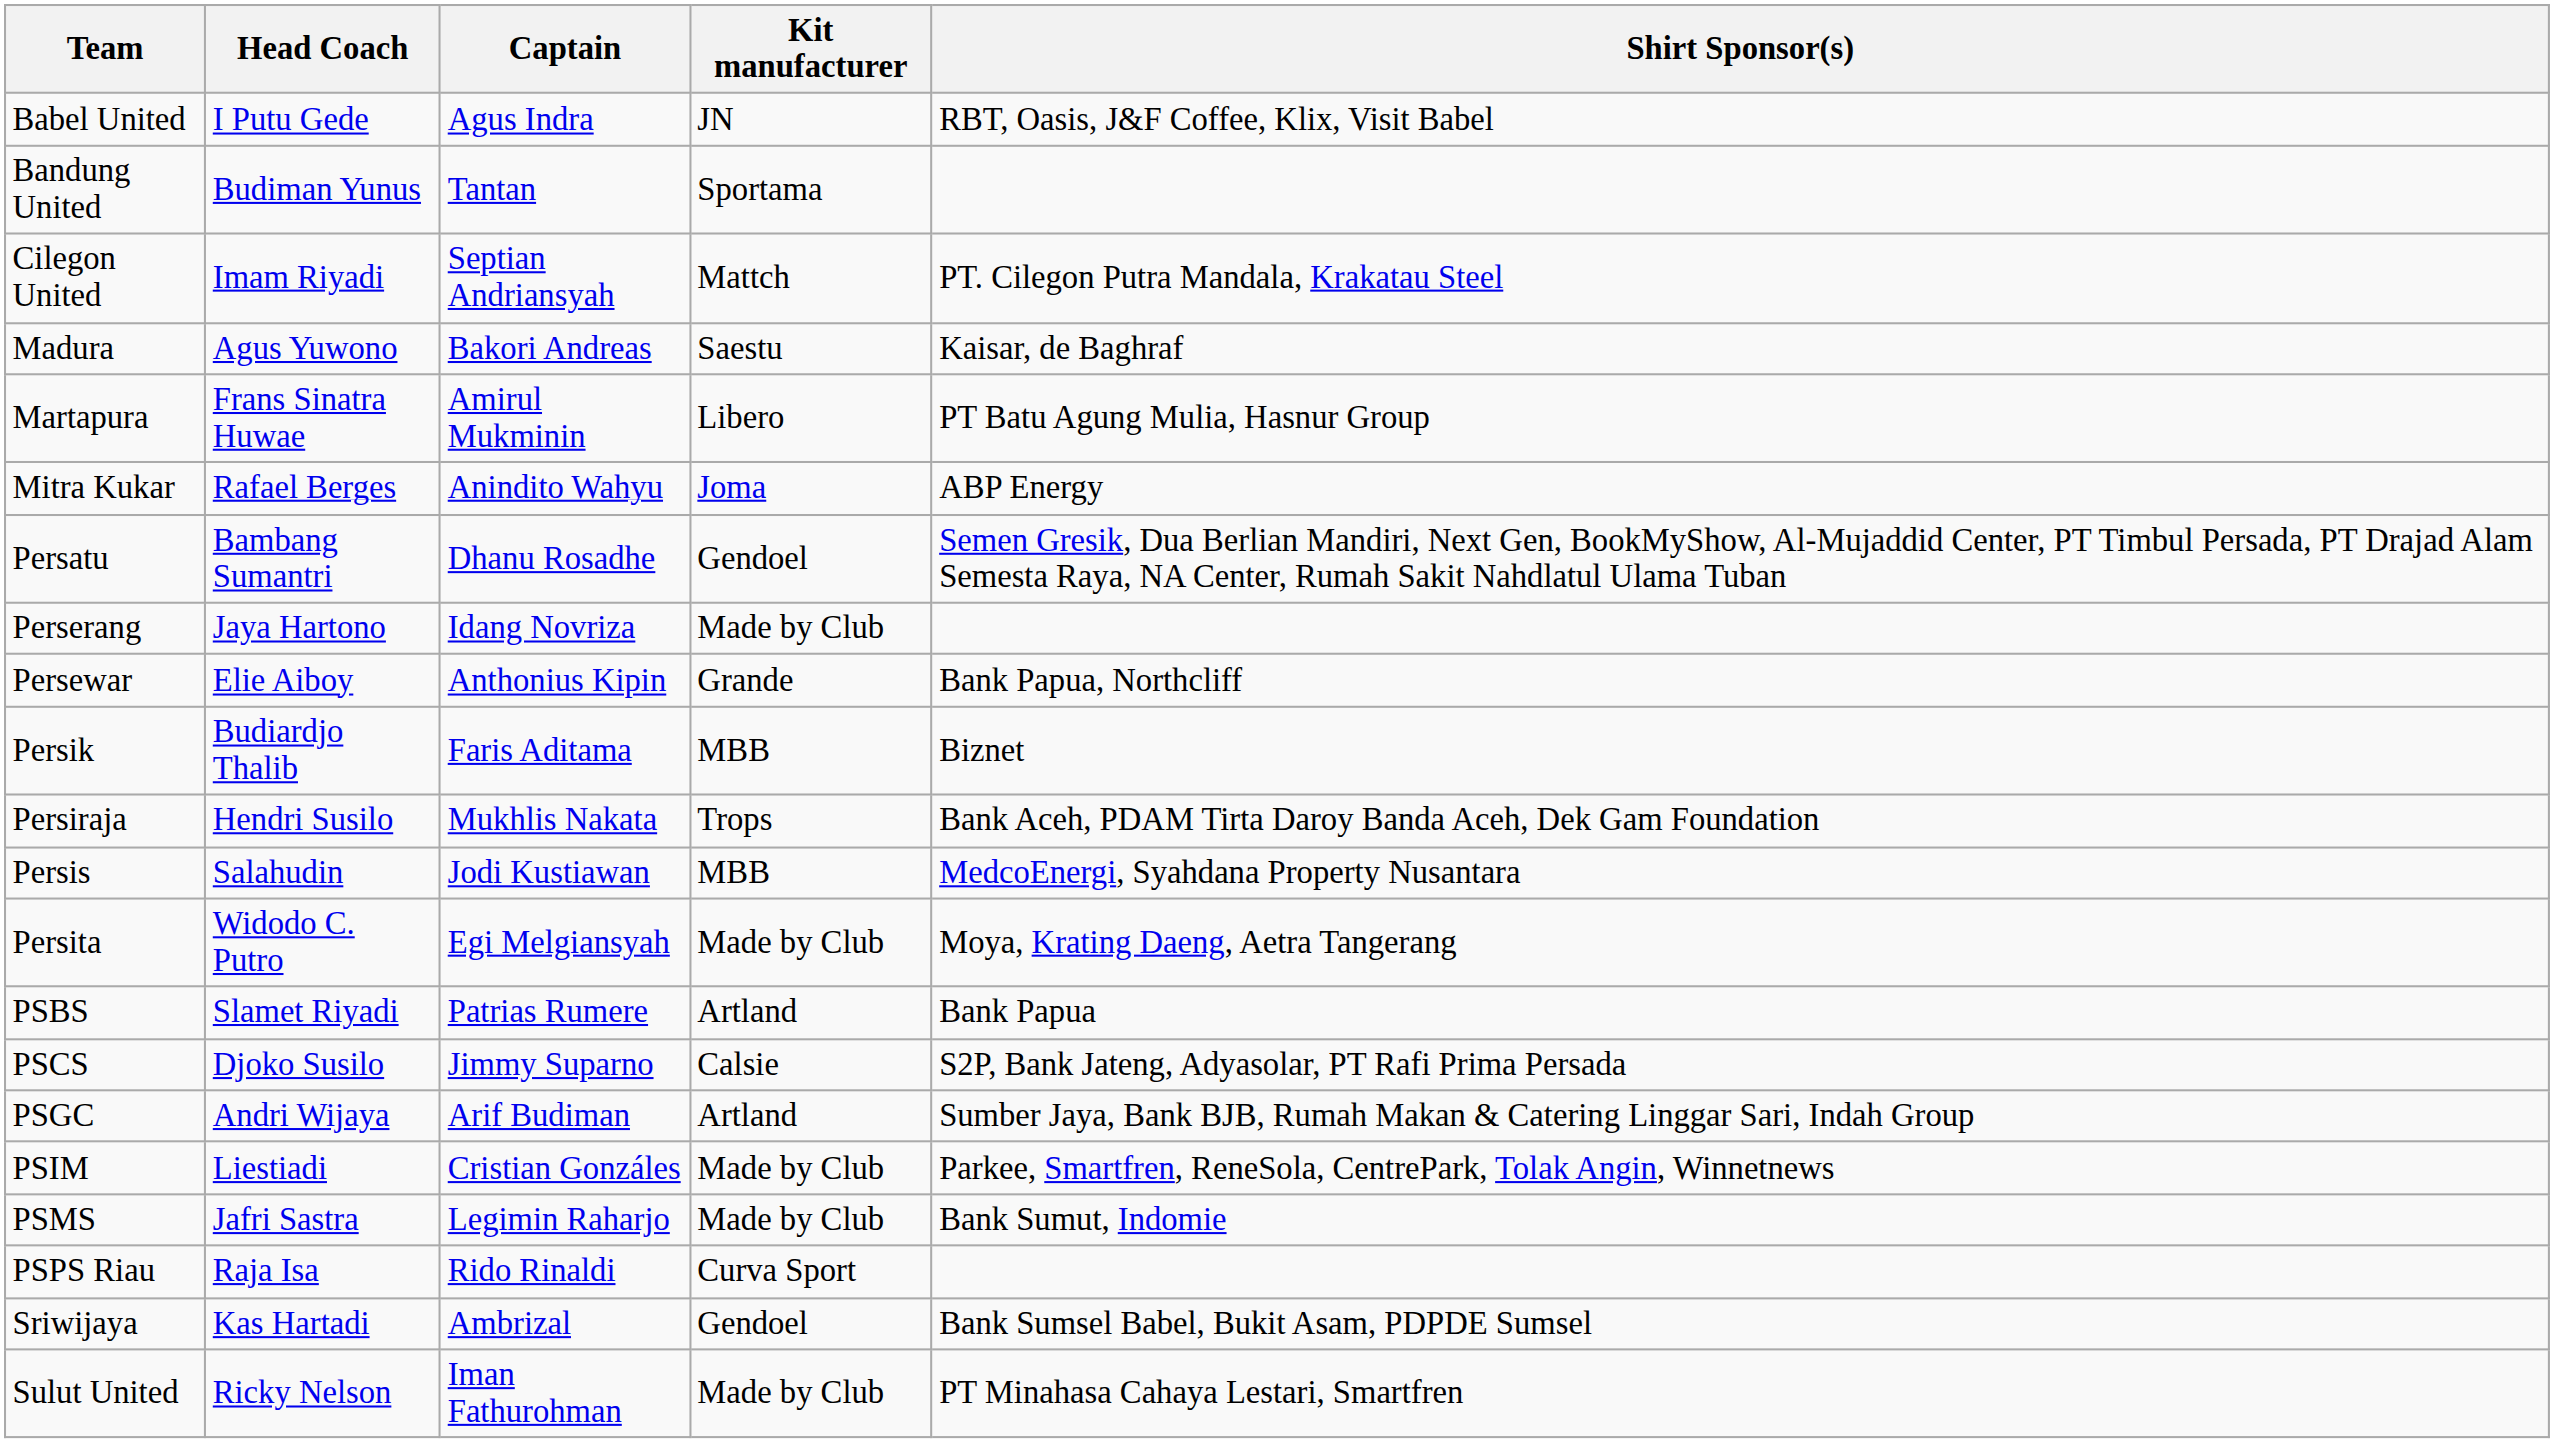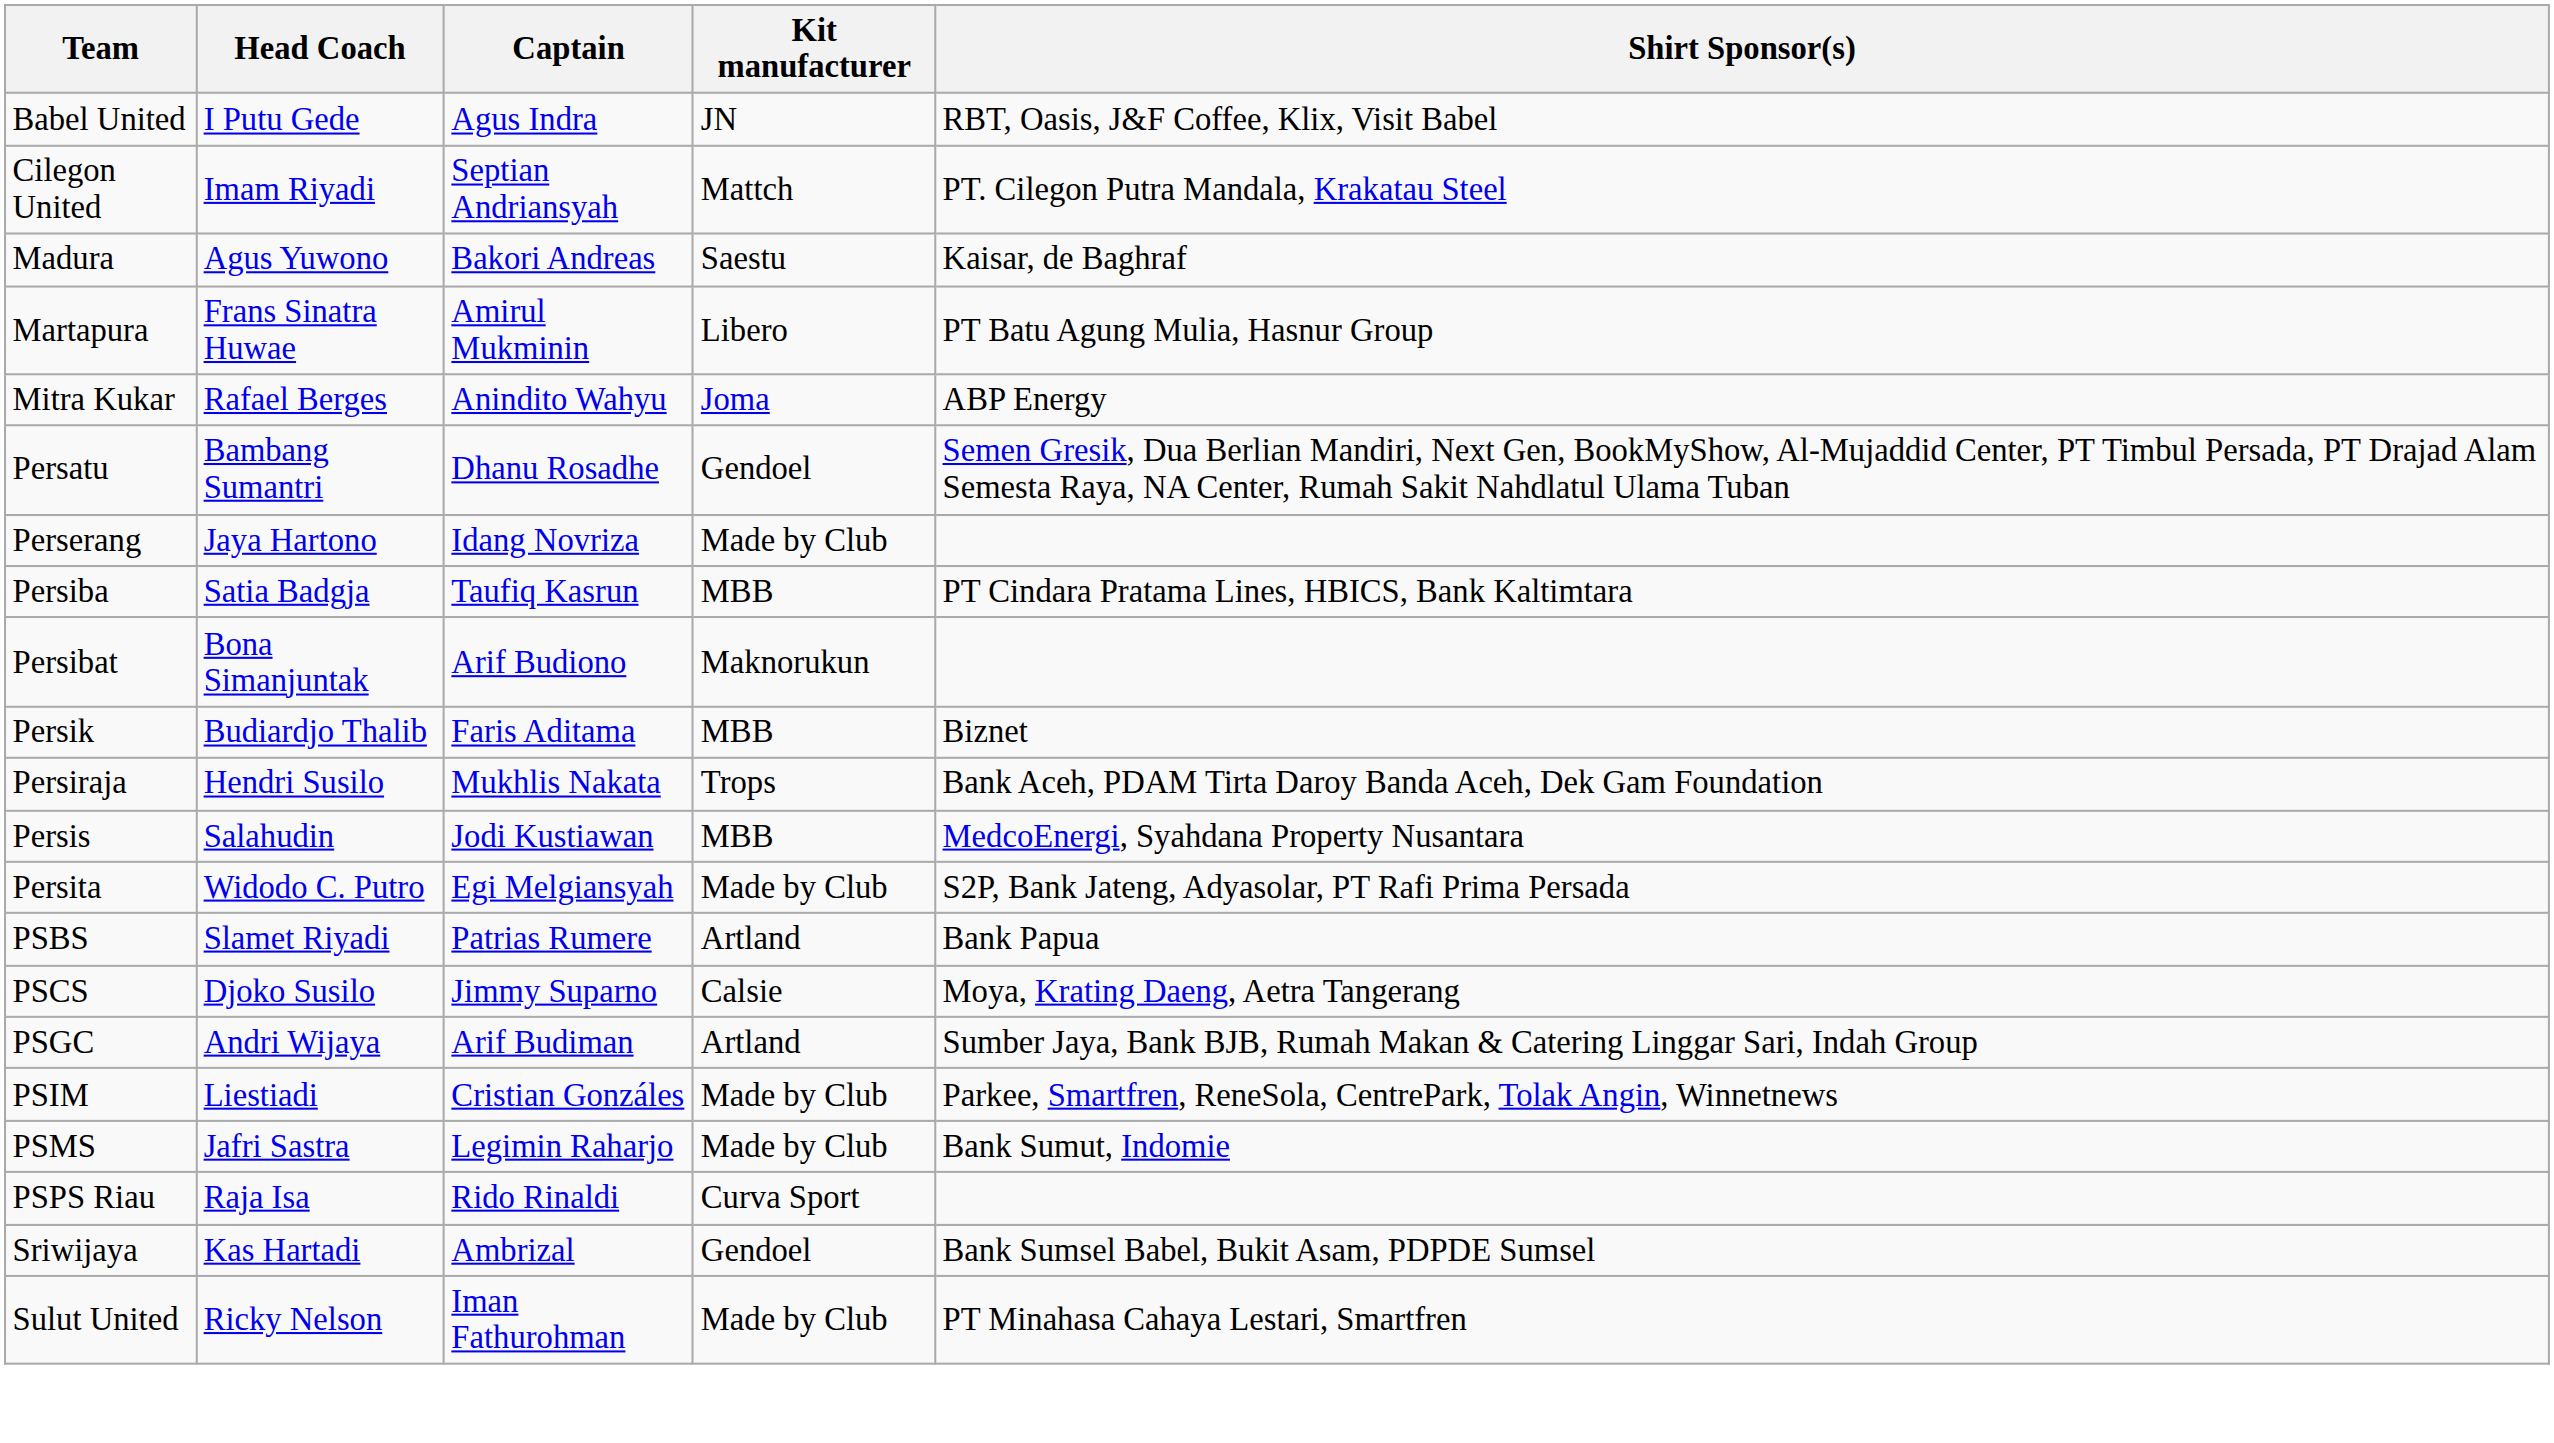- row: (71, 188)
- row: (72, 679)
+ row: (61, 591)
+ row: (65, 661)
(1198, 942) Moya, Krating Daeng, Aetra Tangerang -> (1286, 886) S2P, Bank Jateng, Adyasolar, PT Rafi Prima Persada
(1283, 1063) S2P, Bank Jateng, Adyasolar, PT Rafi Prima Persada -> (1201, 990) Moya, Krating Daeng, Aetra Tangerang
